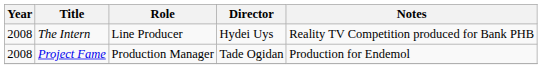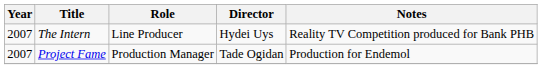(20, 34) 2008 -> (20, 34) 2007
(20, 53) 2008 -> (20, 53) 2007
